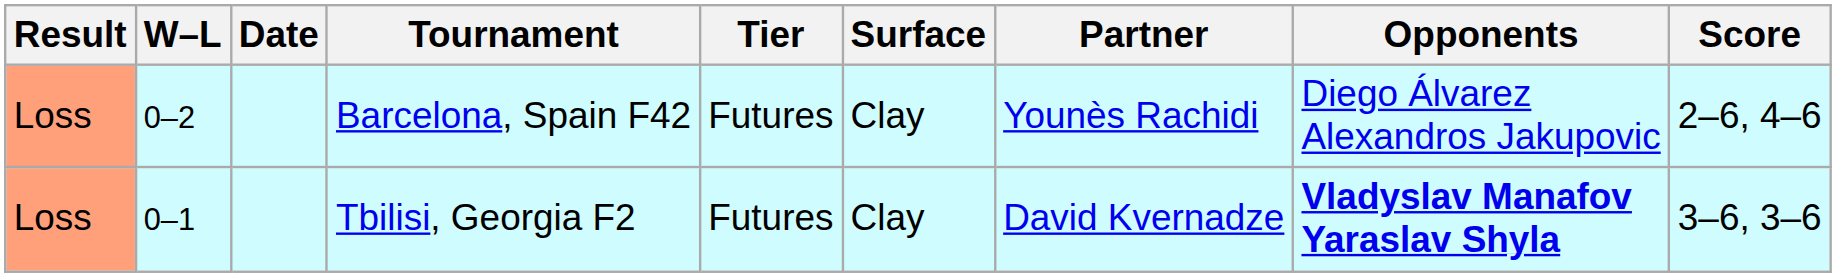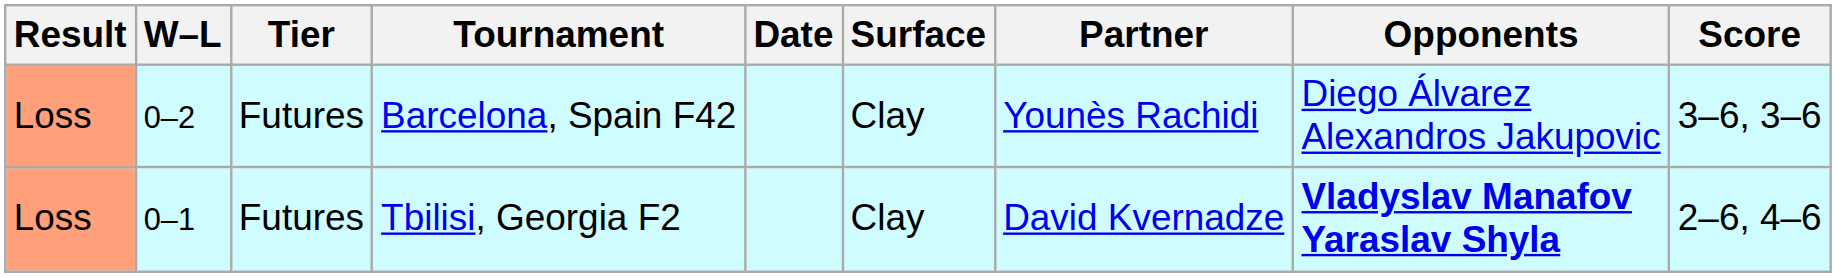columns swapped: (279, 33) <-> (771, 33)
(1750, 115) 2–6, 4–6 -> (1750, 115) 3–6, 3–6
(1750, 218) 3–6, 3–6 -> (1750, 218) 2–6, 4–6
